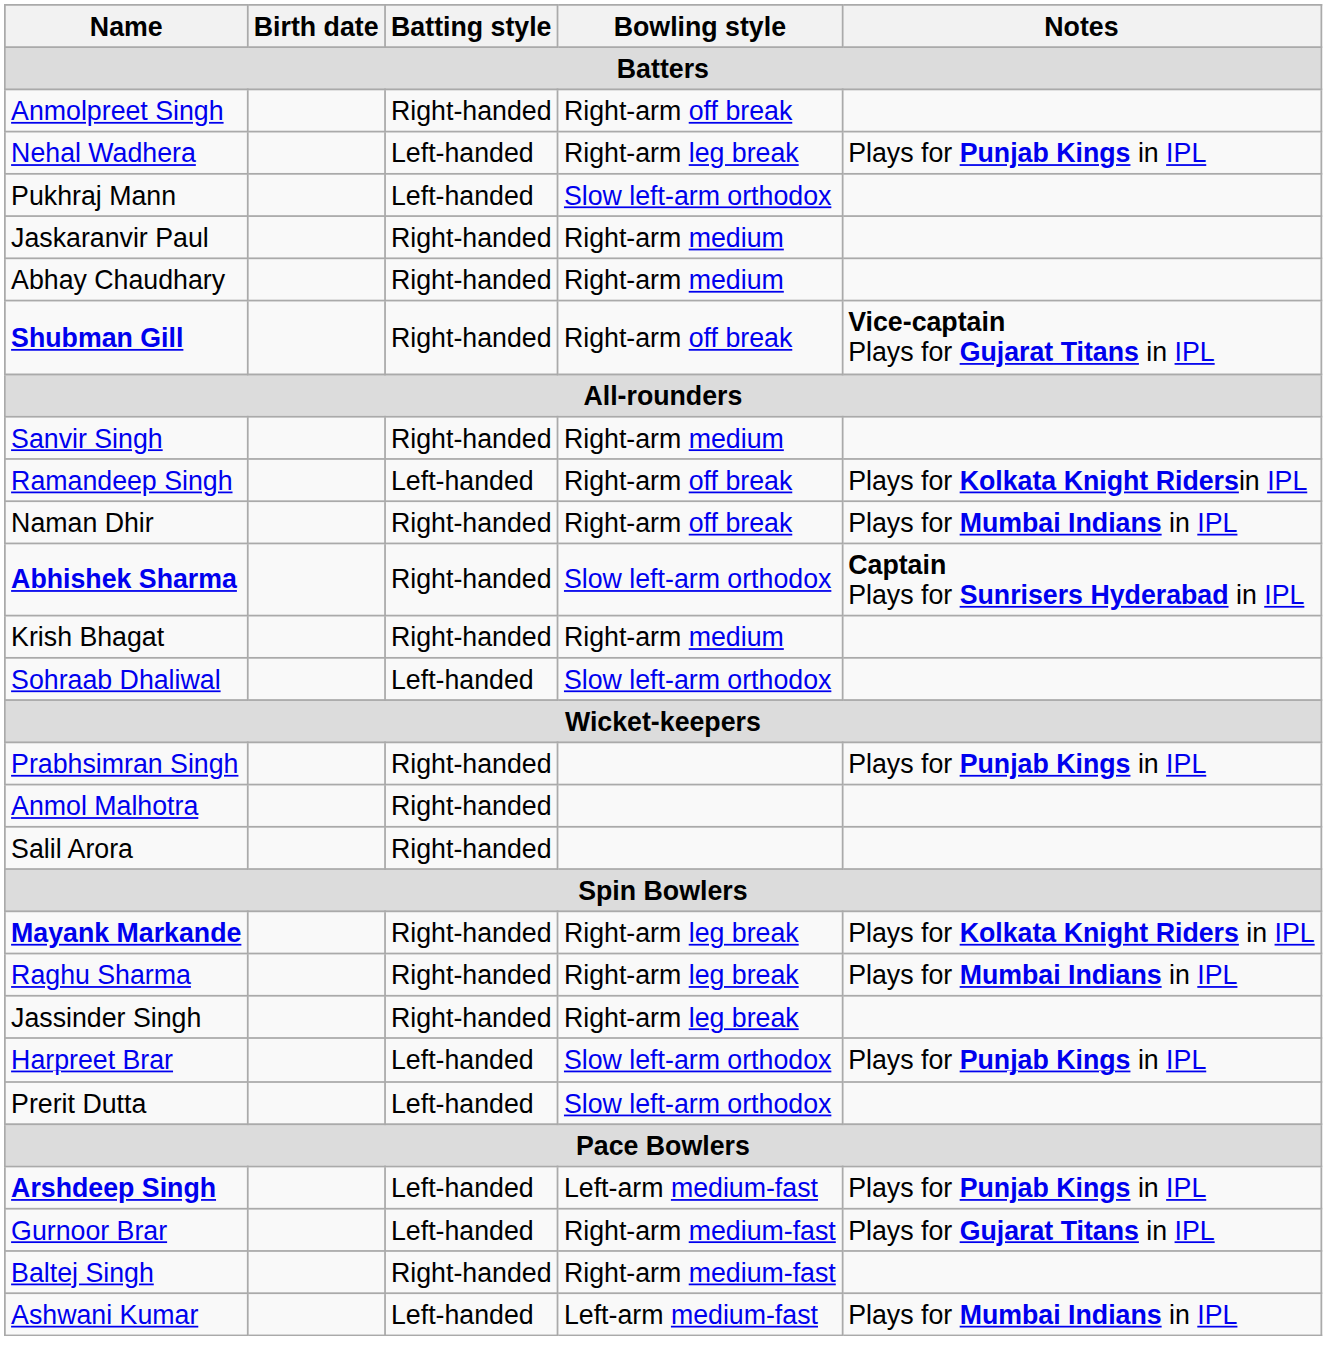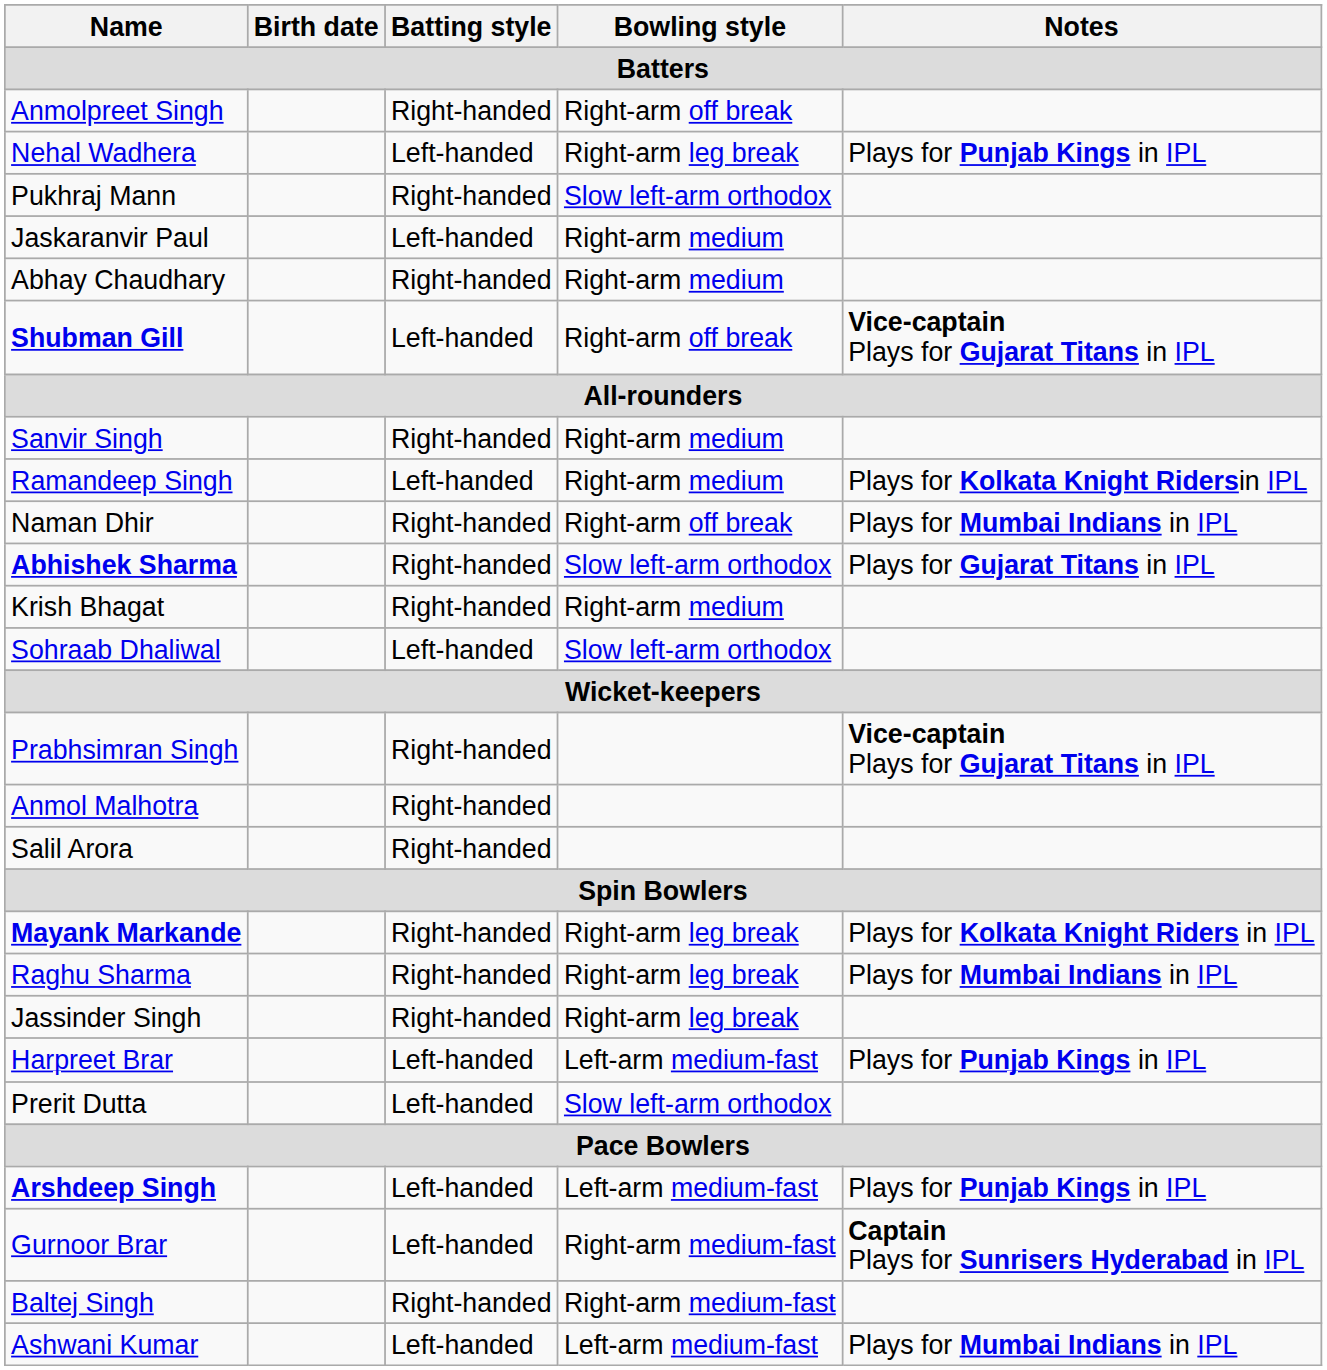(462, 196) Left-handed -> (471, 196) Right-handed
(471, 238) Right-handed -> (462, 238) Left-handed
(471, 338) Right-handed -> (462, 338) Left-handed
(678, 480) Right-arm off break -> (674, 480) Right-arm medium
(1076, 579) Captain Plays for Sunrisers Hyderabad in IPL -> (1031, 564) Plays for Gujarat Titans in IPL
(1027, 764) Plays for Punjab Kings in IPL -> (1031, 749) Vice-captain Plays for Gujarat Titans in IPL
(698, 1060) Slow left-arm orthodox -> (691, 1060) Left-arm medium-fast
(1031, 1230) Plays for Gujarat Titans in IPL -> (1076, 1244) Captain Plays for Sunrisers Hyderabad in IPL
